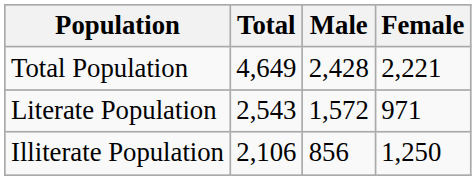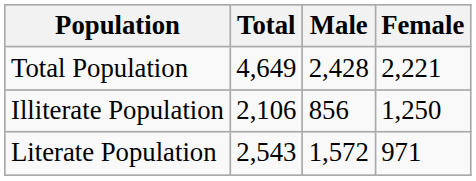rows swapped: (114, 110) <-> (117, 152)
